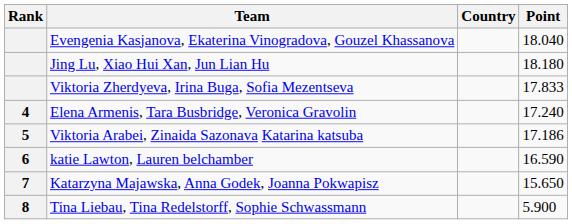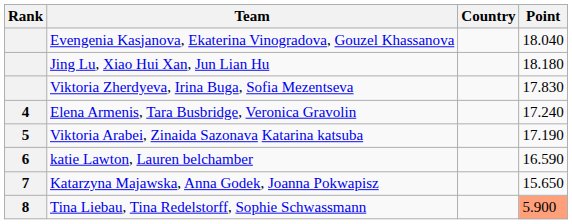(543, 87) 17.833 -> (543, 87) 17.830
(543, 135) 17.186 -> (543, 135) 17.190
(539, 207) no background -> (539, 207) lightsalmon background
